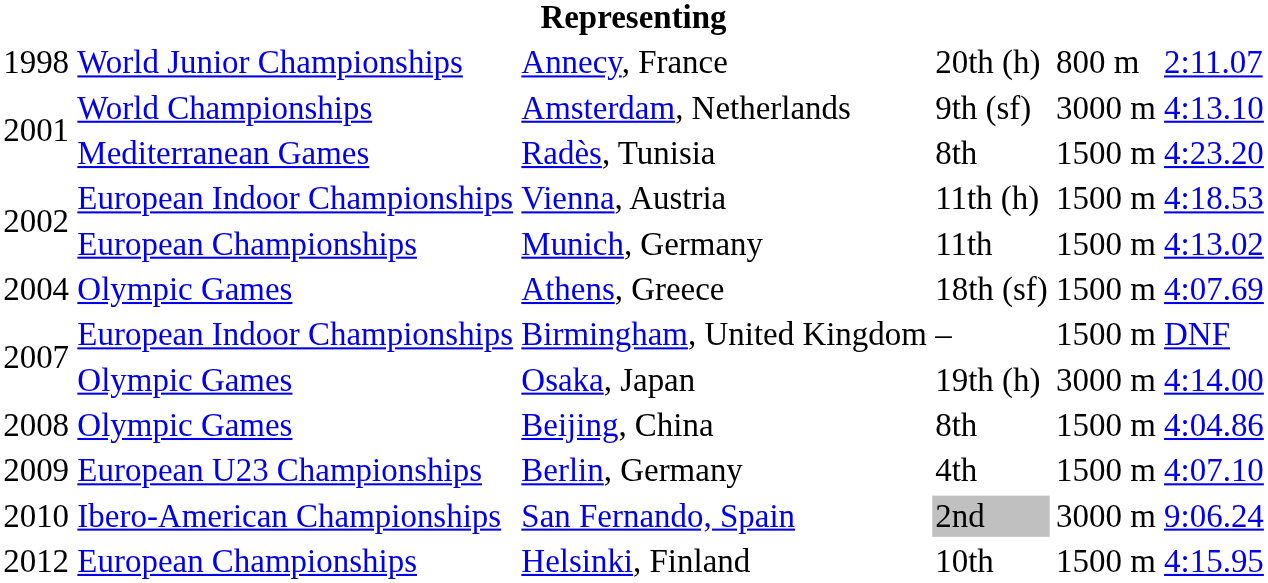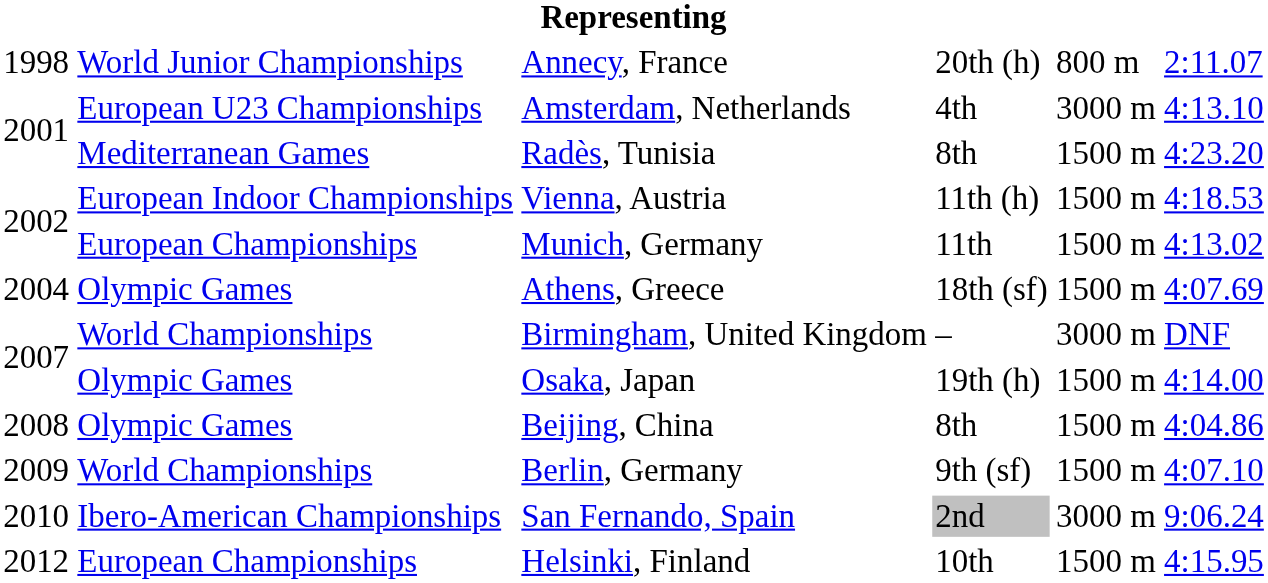(225, 107) World Championships -> (280, 107) European U23 Championships
(983, 107) 9th (sf) -> (956, 107) 4th
(295, 334) European Indoor Championships -> (225, 334) World Championships
(1106, 334) 1500 m -> (1106, 334) 3000 m
(1106, 379) 3000 m -> (1106, 379) 1500 m
(280, 470) European U23 Championships -> (225, 470) World Championships
(956, 470) 4th -> (983, 470) 9th (sf)
